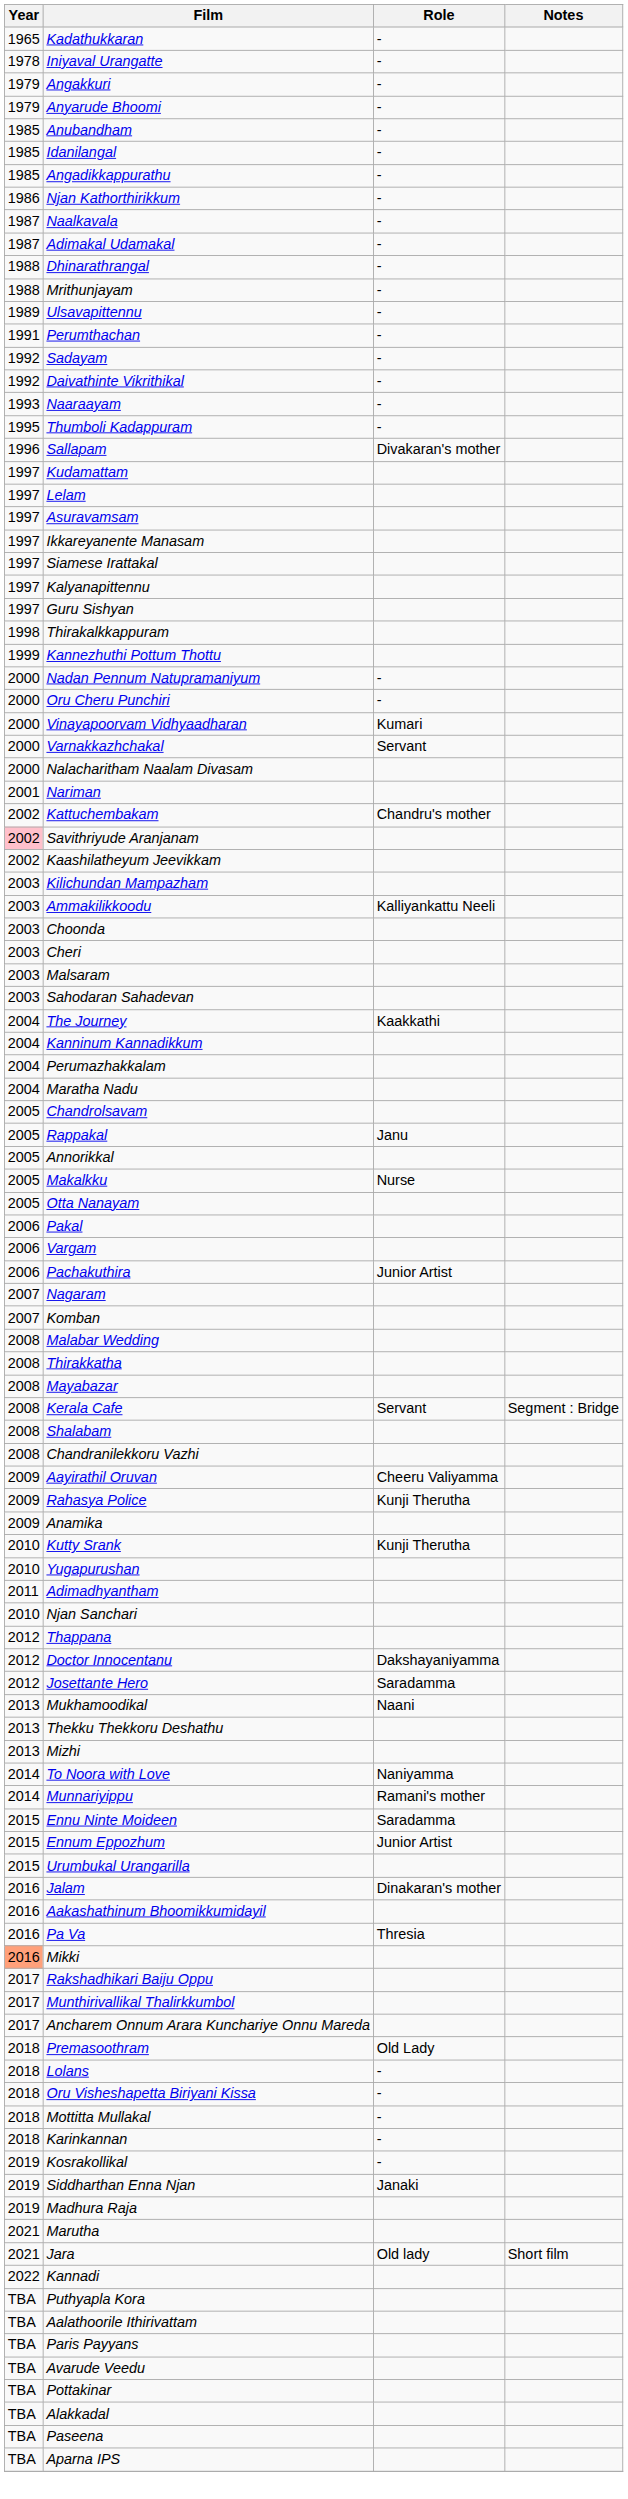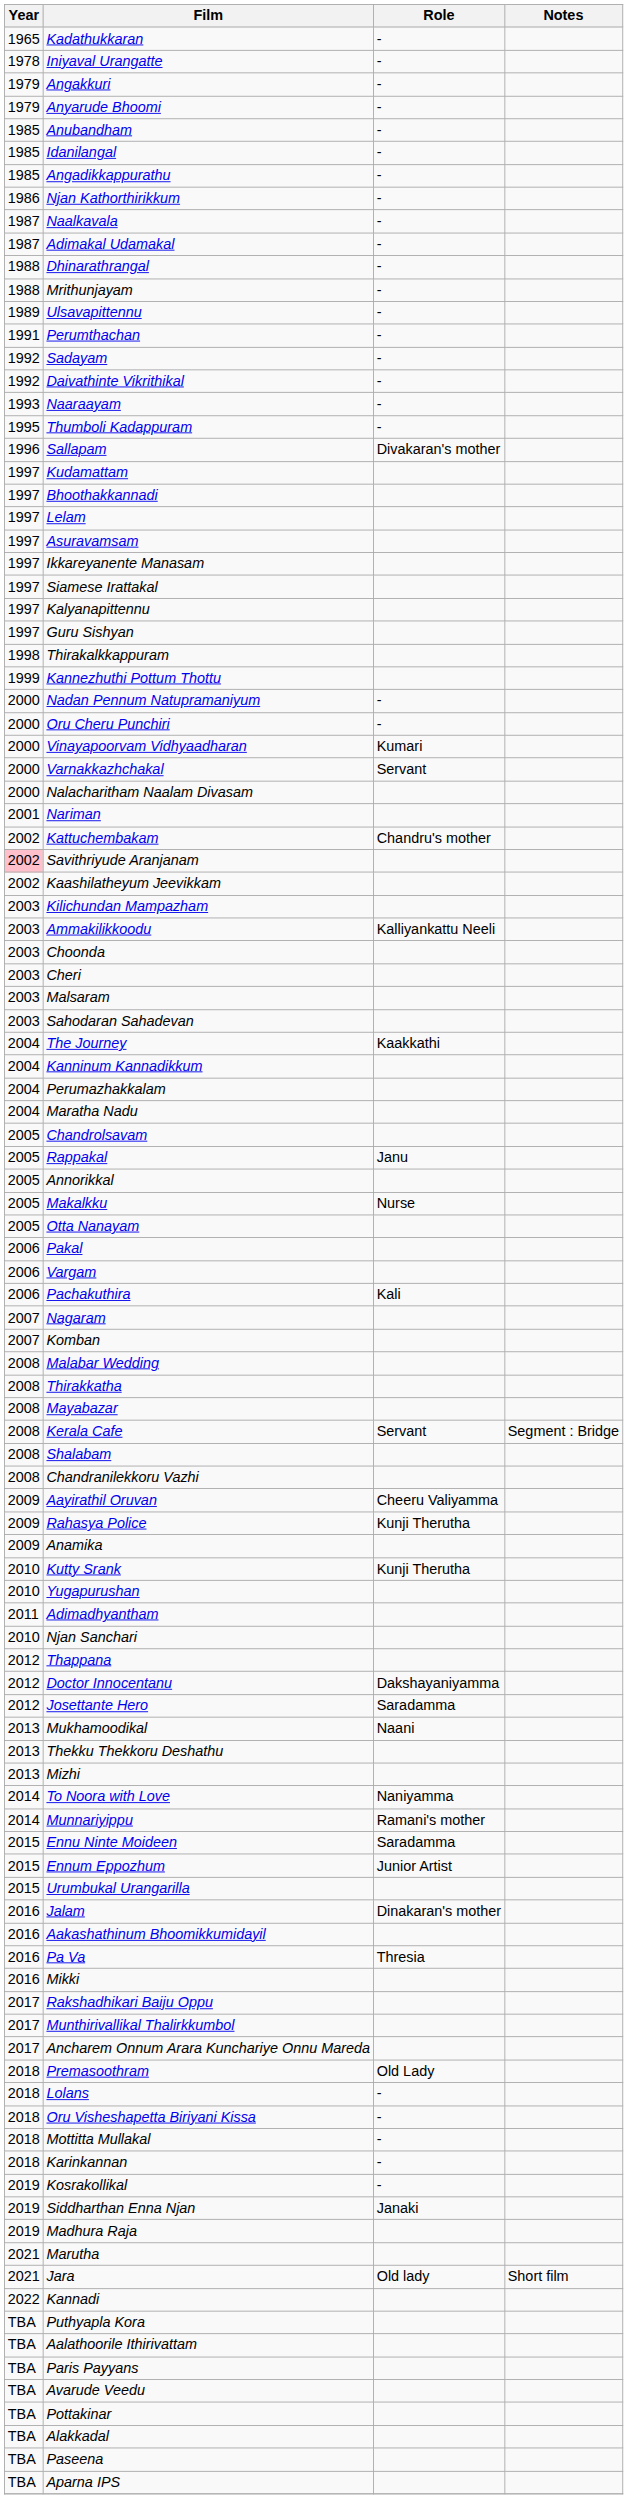+ row: (102, 495)
(414, 1271) Junior Artist -> (389, 1294) Kali
(24, 1957) lightsalmon background -> (24, 1979) no background
